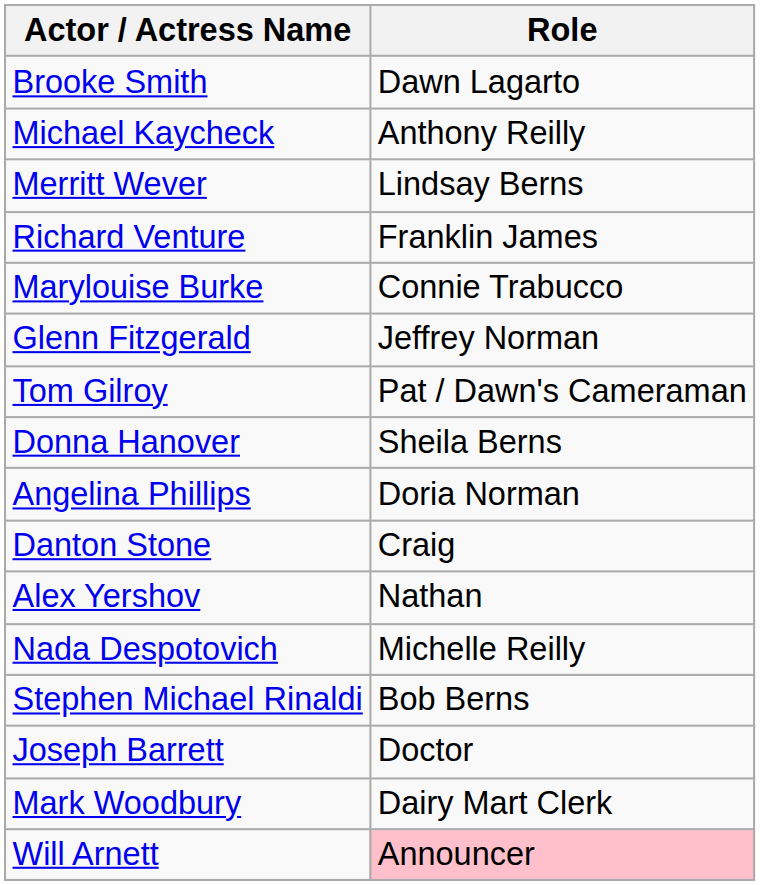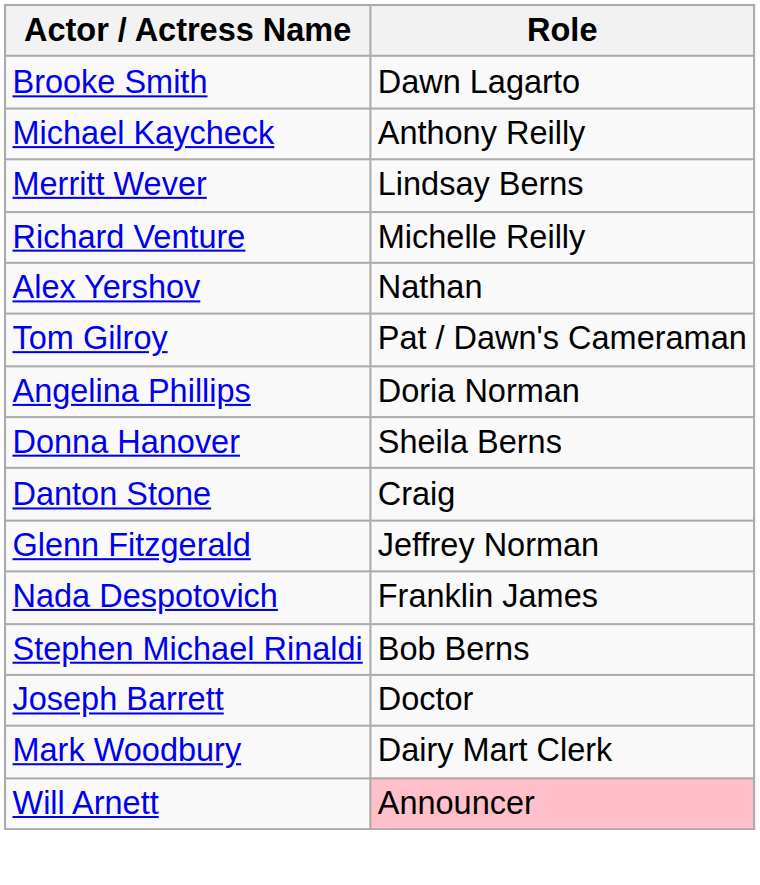(488, 236) Franklin James -> (482, 236) Michelle Reilly
- row: (138, 287)
rows swapped: (132, 339) <-> (106, 596)
rows swapped: (132, 493) <-> (126, 442)
(482, 648) Michelle Reilly -> (488, 596) Franklin James
